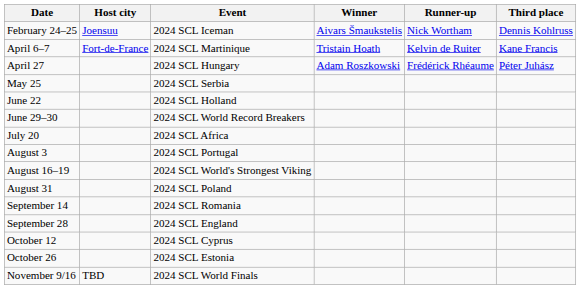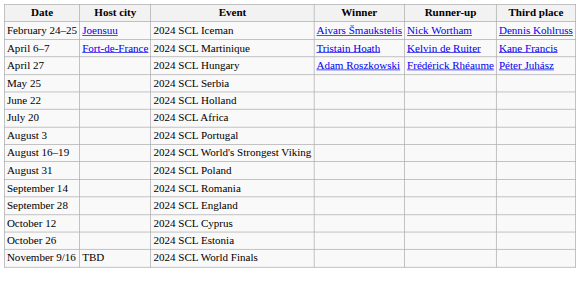- row: (32, 118)
